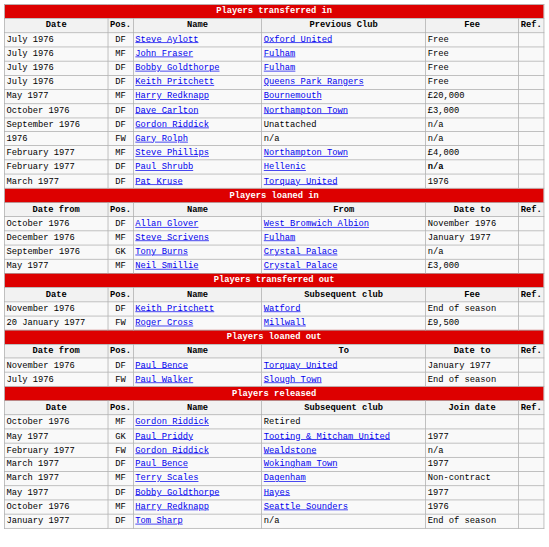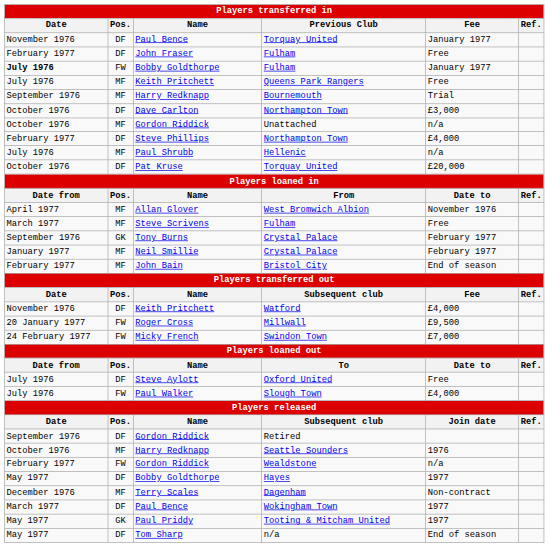rows swapped: (167, 40) <-> (162, 366)
(30, 54) July 1976 -> (41, 54) February 1977
(121, 54) MF -> (121, 54) DF
(30, 68) normal -> (30, 68) bold
(121, 68) DF -> (121, 68) FW
(438, 68) Free -> (459, 68) January 1977
(121, 83) DF -> (121, 83) MF
(28, 97) May 1977 -> (43, 97) September 1976
(446, 97) £20,000 -> (441, 97) Trial
(43, 125) September 1976 -> (38, 125) October 1976
(121, 125) DF -> (121, 125) MF
- row: (162, 139)
(121, 153) MF -> (121, 139) DF
(41, 167) February 1977 -> (30, 153) July 1976
(121, 167) DF -> (121, 153) MF
(436, 167) bold -> (436, 153) normal
(33, 182) March 1977 -> (38, 167) October 1976
(438, 182) 1976 -> (446, 167) £20,000
(38, 224) October 1976 -> (33, 210) April 1977
(121, 224) DF -> (121, 210) MF
(41, 238) December 1976 -> (33, 224) March 1977
(459, 238) January 1977 -> (438, 224) Free
(436, 252) n/a -> (462, 238) February 1977
(28, 267) May 1977 -> (38, 252) January 1977
(444, 267) £3,000 -> (462, 252) February 1977
+ row: (159, 267)
(462, 309) End of season -> (444, 309) £4,000
+ row: (167, 337)
(462, 380) End of season -> (444, 394) £4,000
(38, 422) October 1976 -> (43, 436) September 1976
(121, 422) MF -> (121, 436) DF
rows swapped: (172, 507) <-> (164, 436)
rows swapped: (162, 465) <-> (177, 493)
(33, 479) March 1977 -> (41, 493) December 1976
(38, 521) January 1977 -> (28, 536) May 1977
